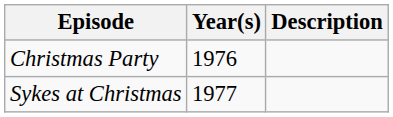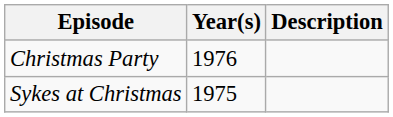(215, 93) 1977 -> (215, 93) 1975
